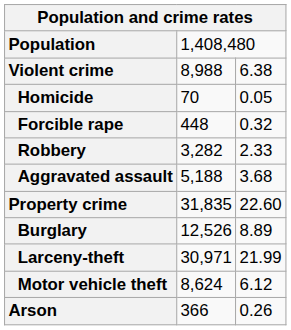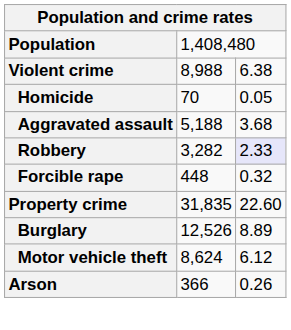rows swapped: (66, 124) <-> (91, 177)
(256, 151) no background -> (256, 151) lavender background
- row: (66, 257)
